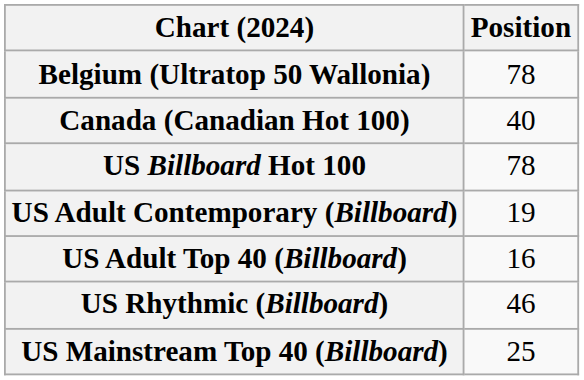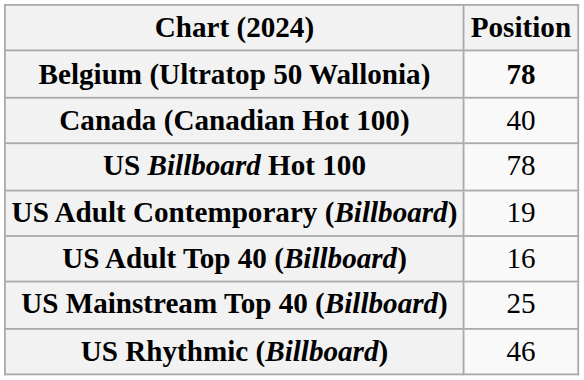(521, 73) normal -> (521, 73) bold
rows swapped: (234, 350) <-> (234, 304)
